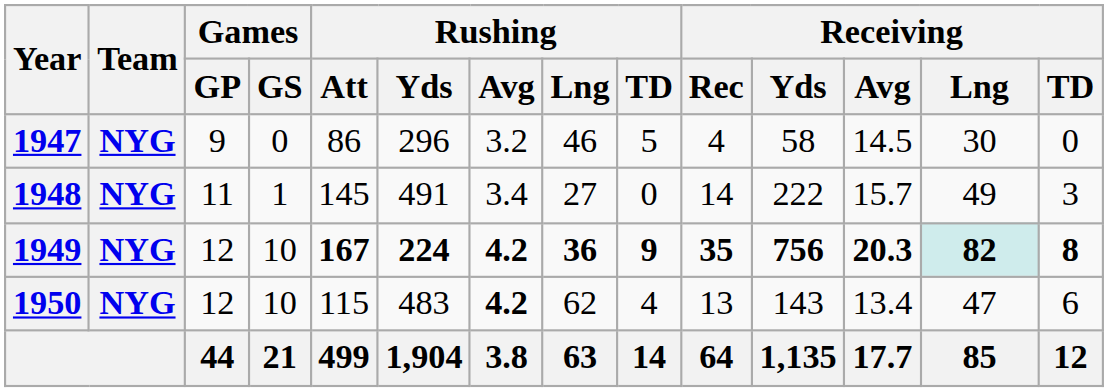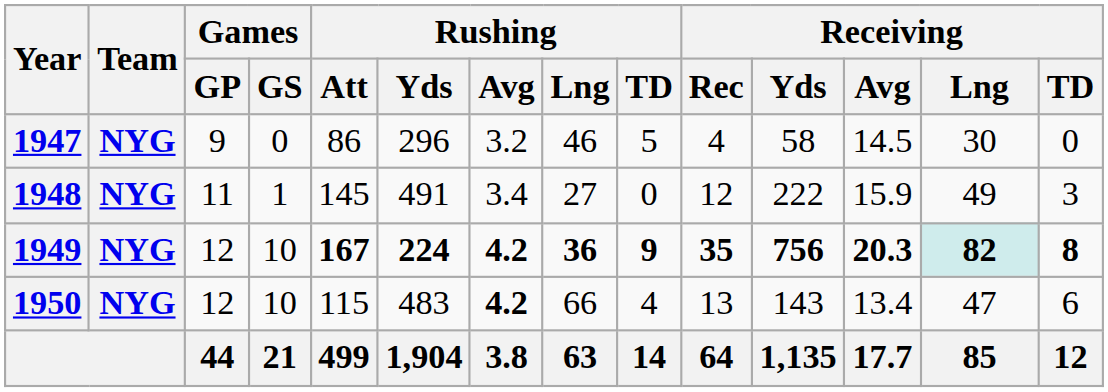(716, 194) 14 -> (716, 194) 12
(882, 194) 15.7 -> (882, 194) 15.9
(580, 303) 62 -> (580, 303) 66
